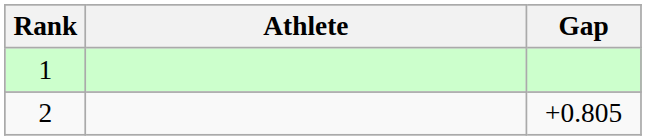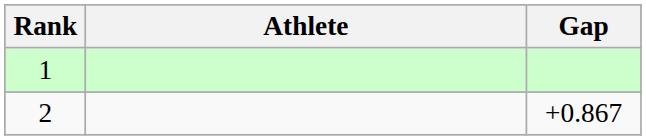(584, 112) +0.805 -> (584, 112) +0.867
